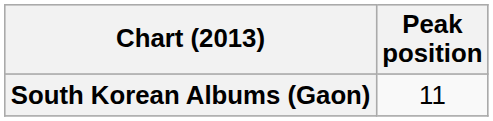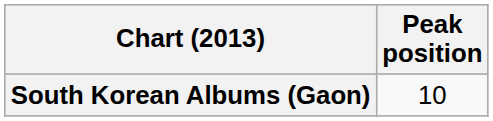(432, 94) 11 -> (432, 94) 10
